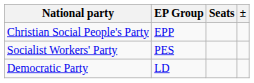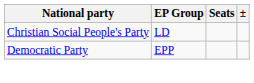(164, 31) EPP -> (162, 31) LD
- row: (62, 50)
(162, 68) LD -> (164, 50) EPP
